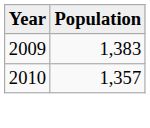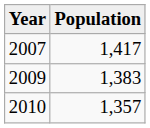+ row: (27, 48)
